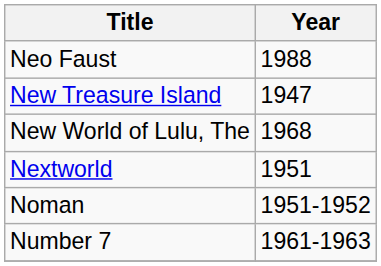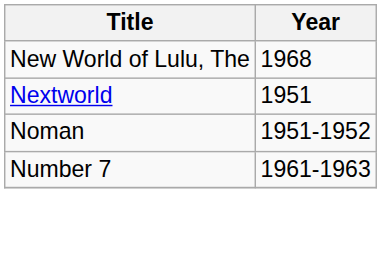- row: (63, 59)
- row: (116, 95)
